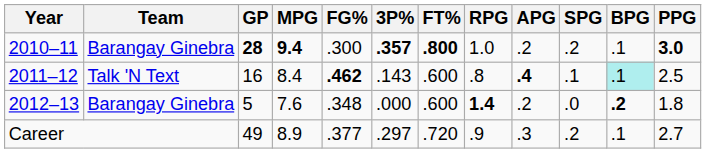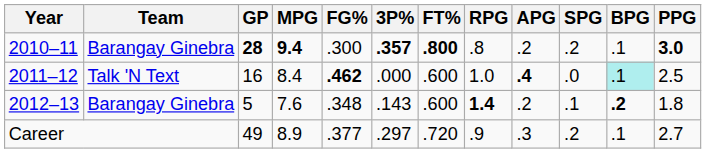(482, 47) 1.0 -> (477, 47) .8
(394, 76) .143 -> (394, 76) .000
(477, 76) .8 -> (482, 76) 1.0
(572, 76) .1 -> (572, 76) .0
(394, 104) .000 -> (394, 104) .143
(572, 104) .0 -> (572, 104) .1
